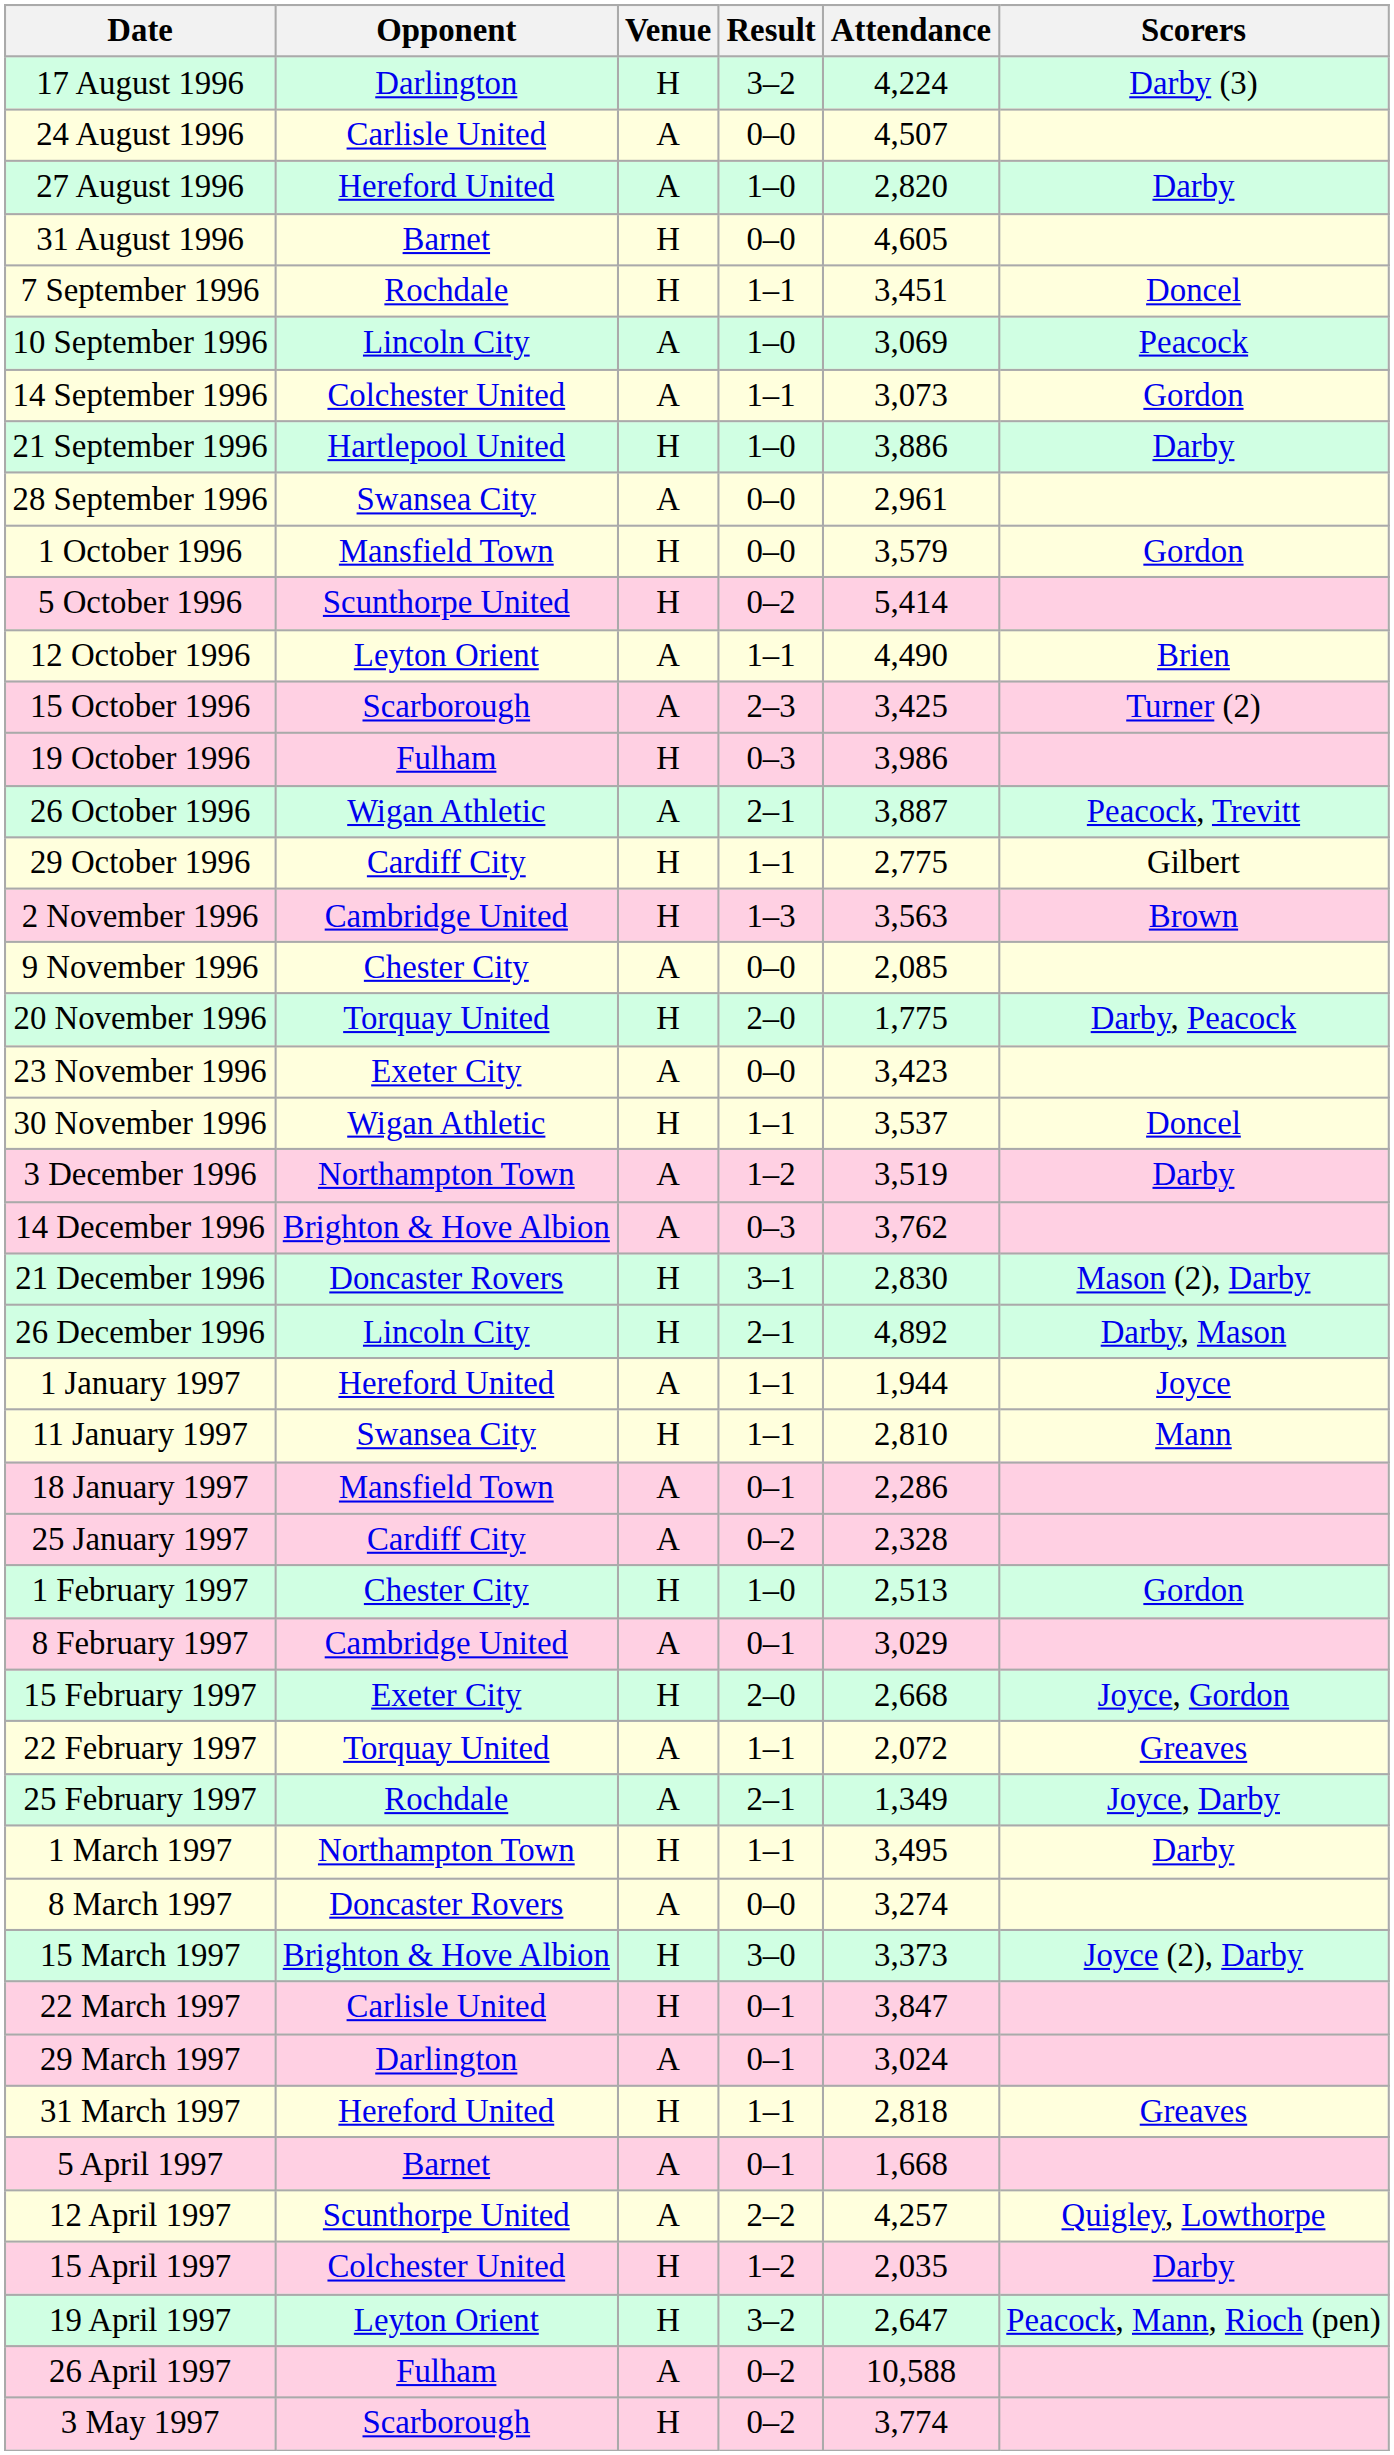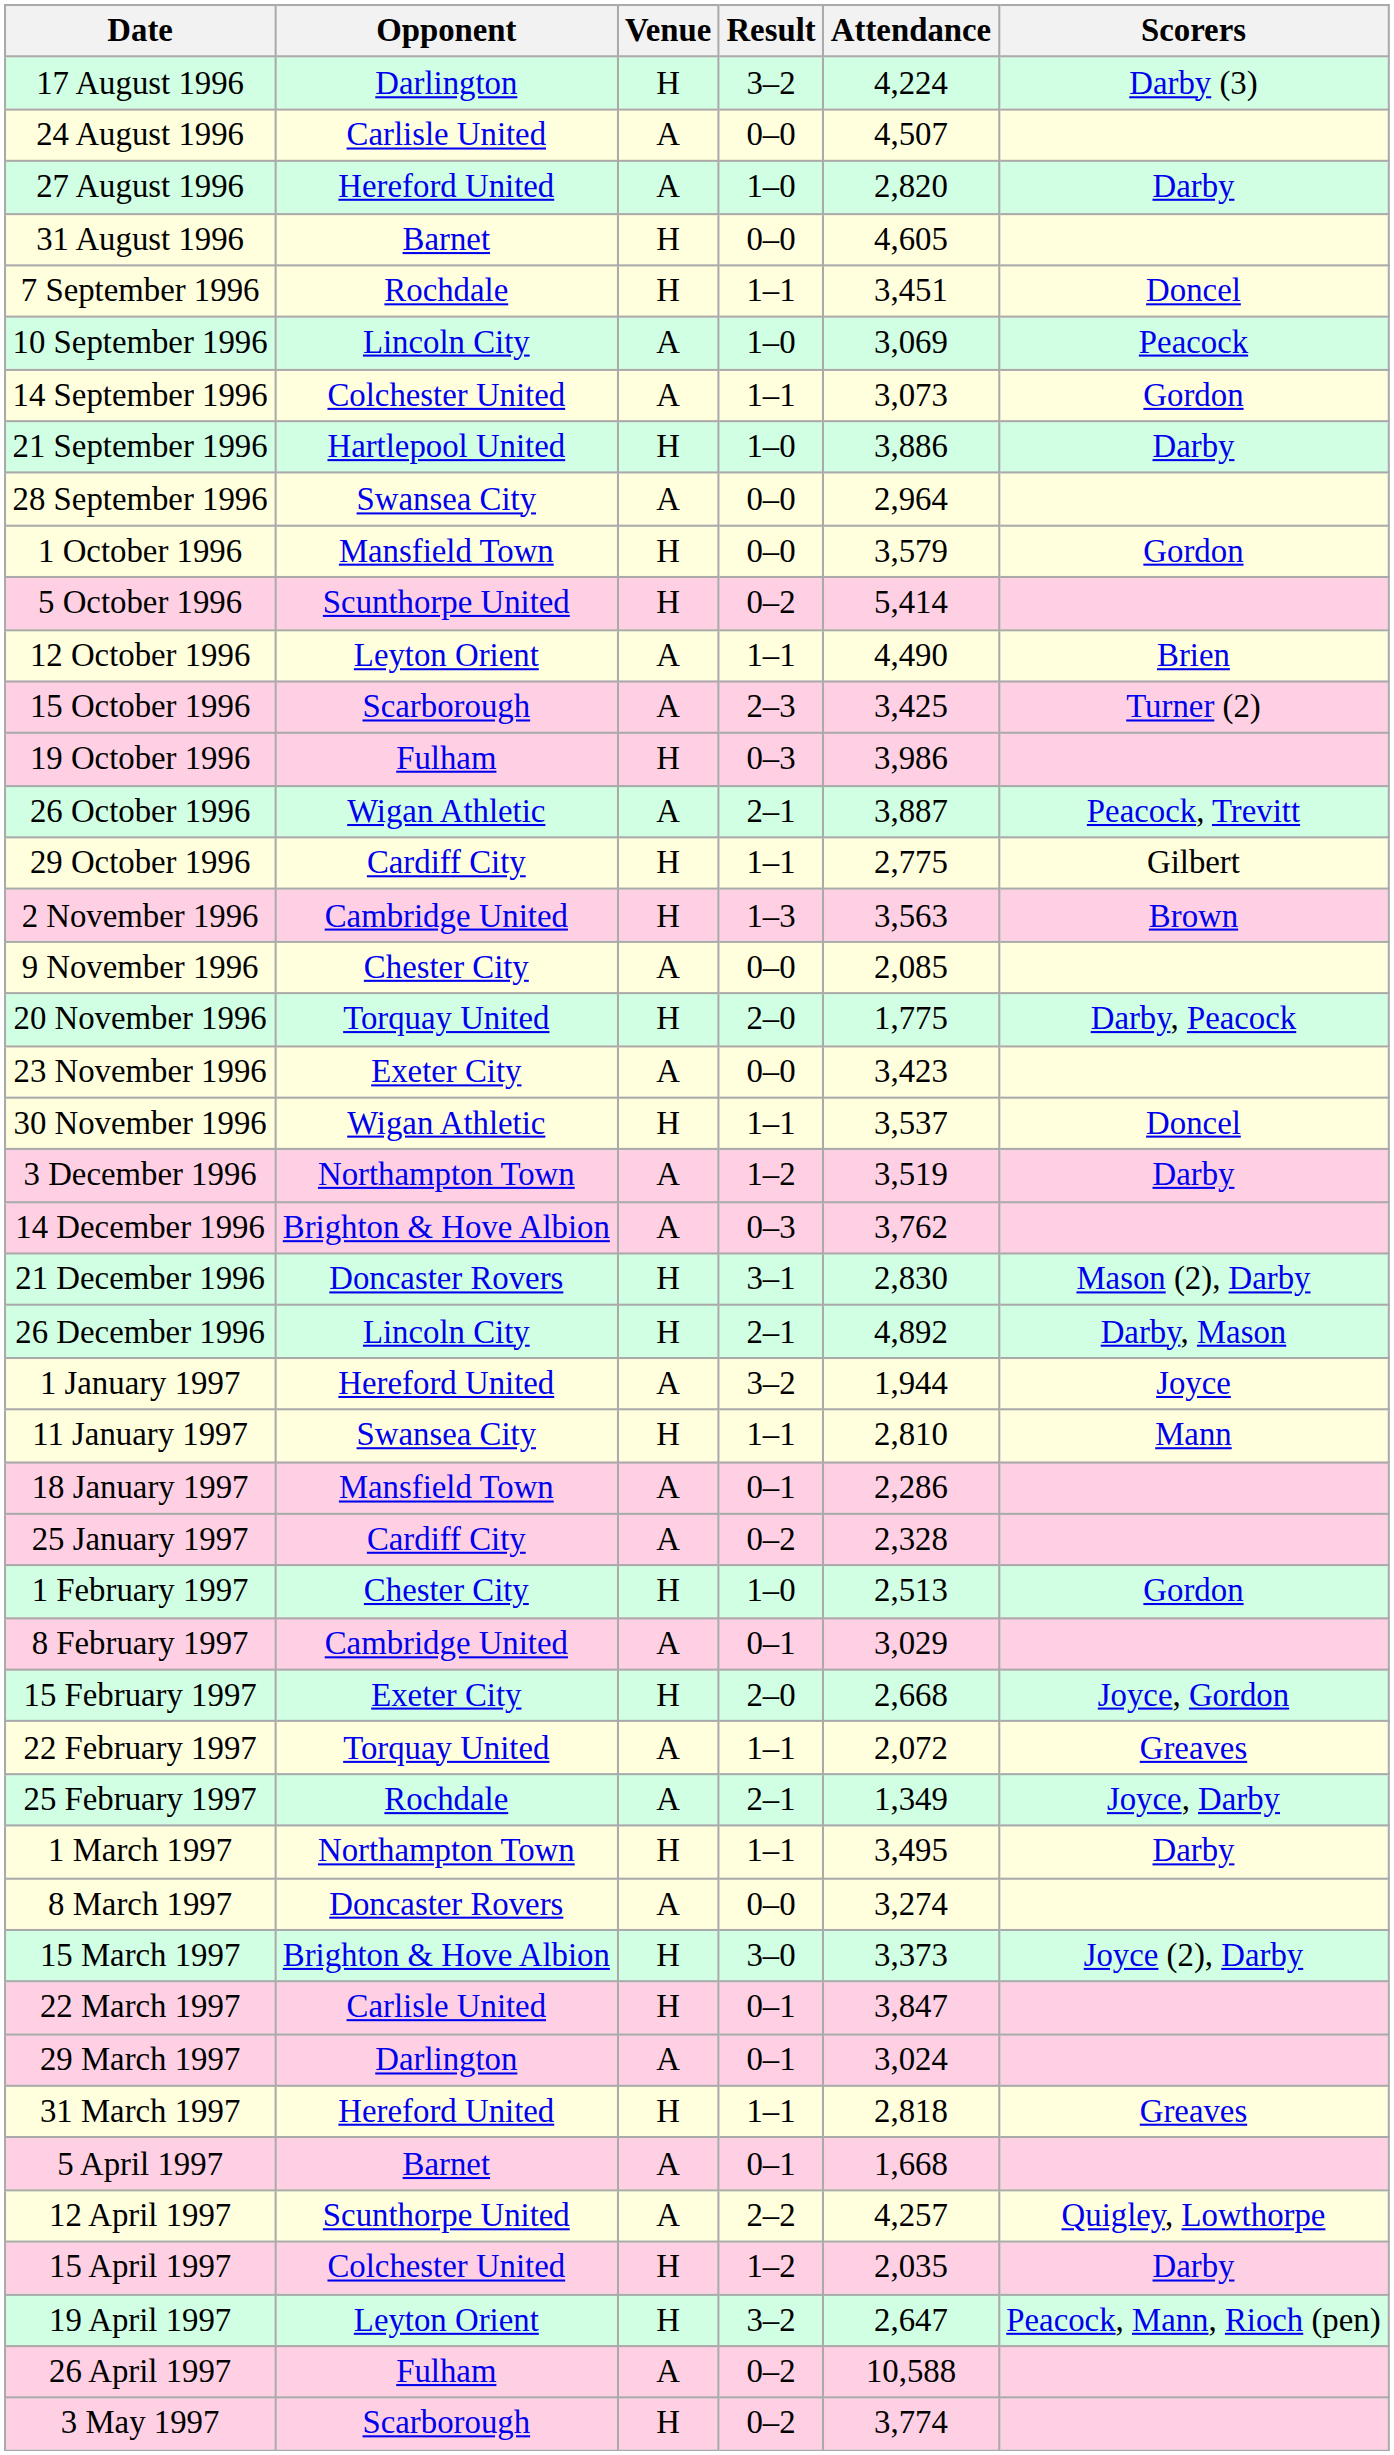(911, 498) 2,961 -> (911, 498) 2,964
(771, 1382) 1–1 -> (771, 1382) 3–2
